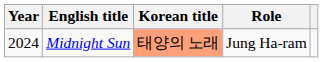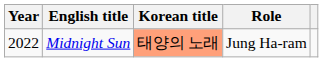(24, 42) 2024 -> (24, 42) 2022
